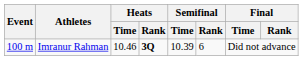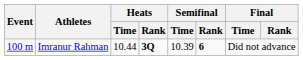(125, 47) 10.46 -> (125, 47) 10.44
(201, 47) normal -> (201, 47) bold
